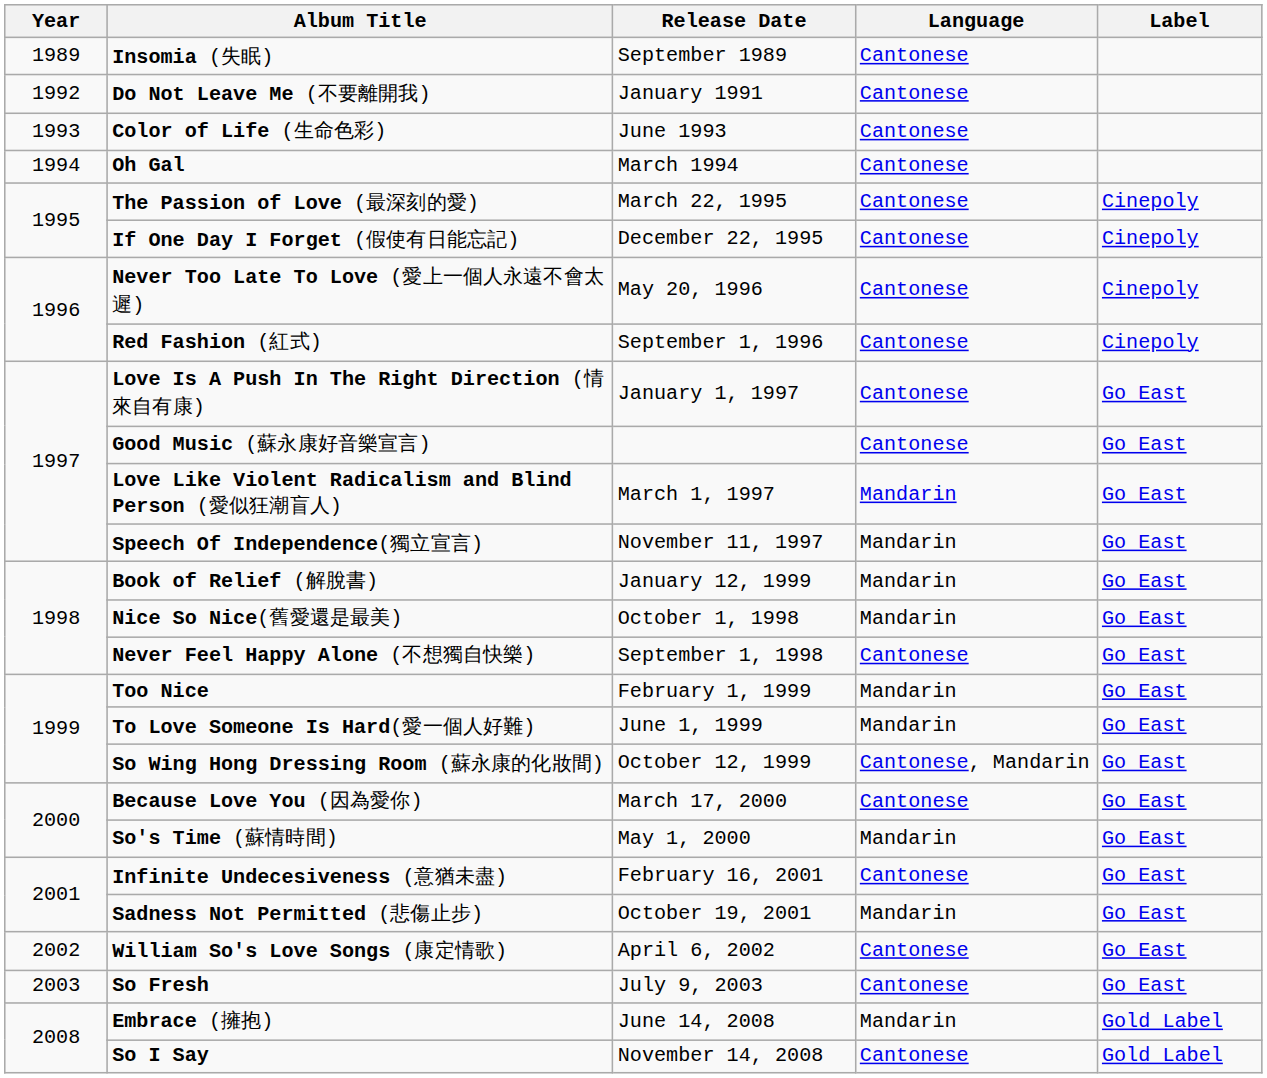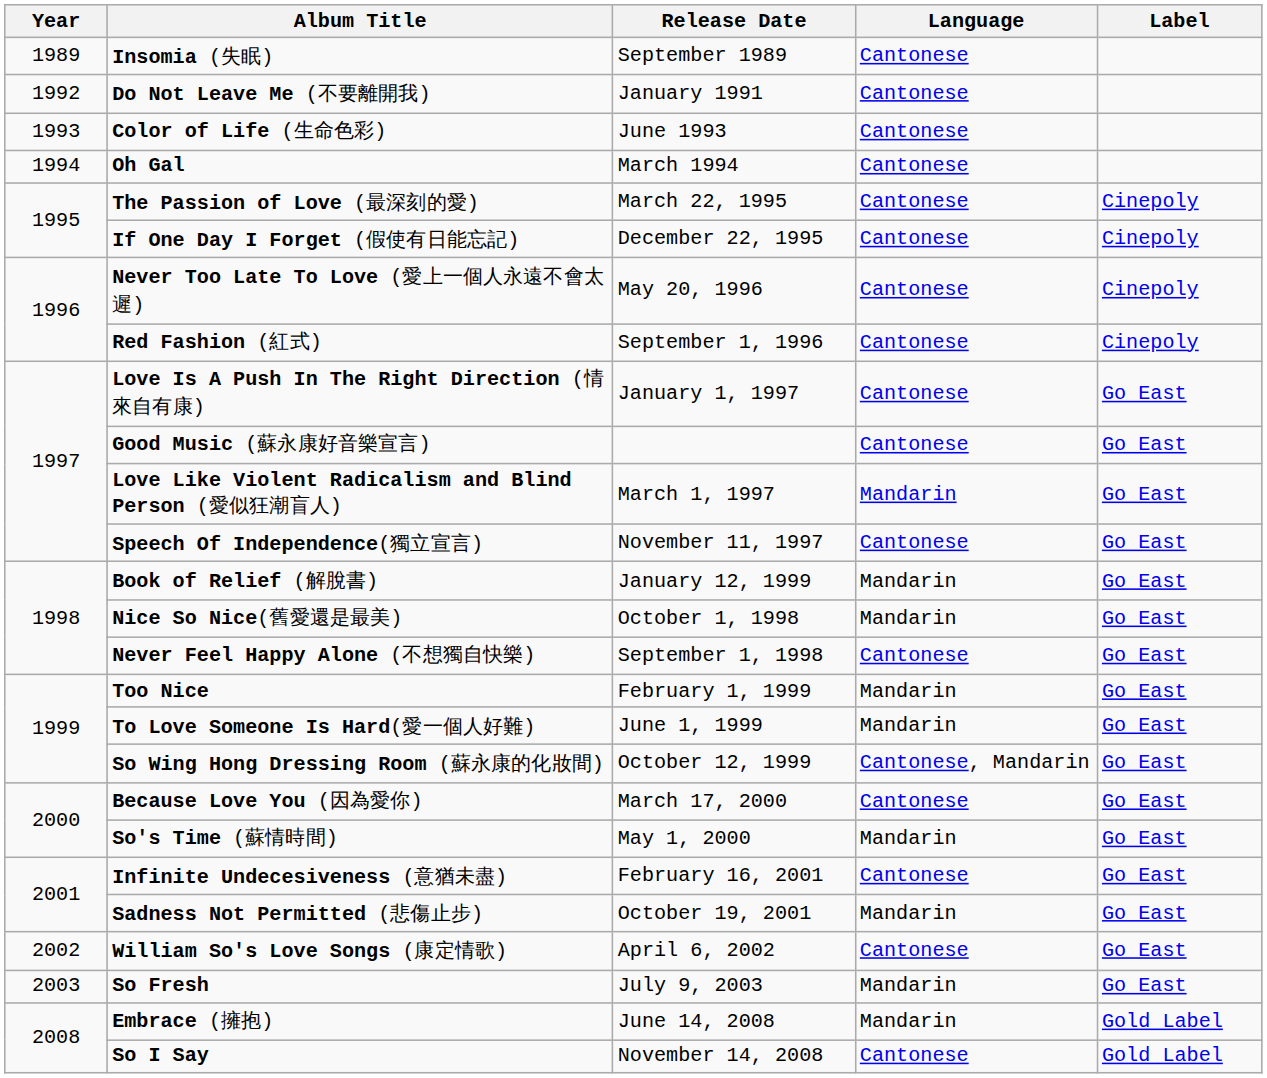(908, 543) Mandarin -> (914, 543) Cantonese
(914, 986) Cantonese -> (908, 986) Mandarin
